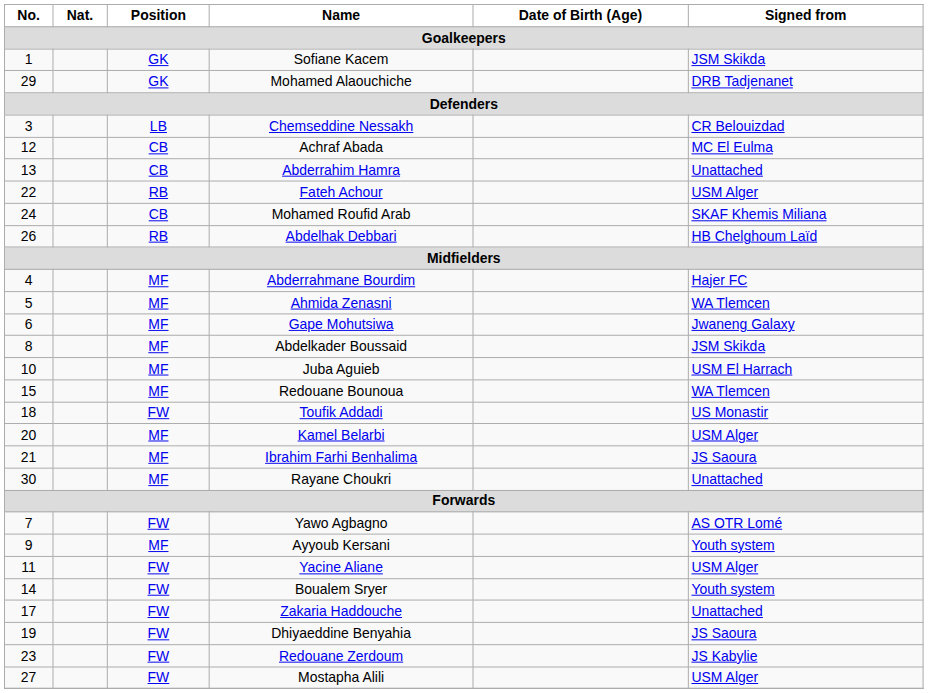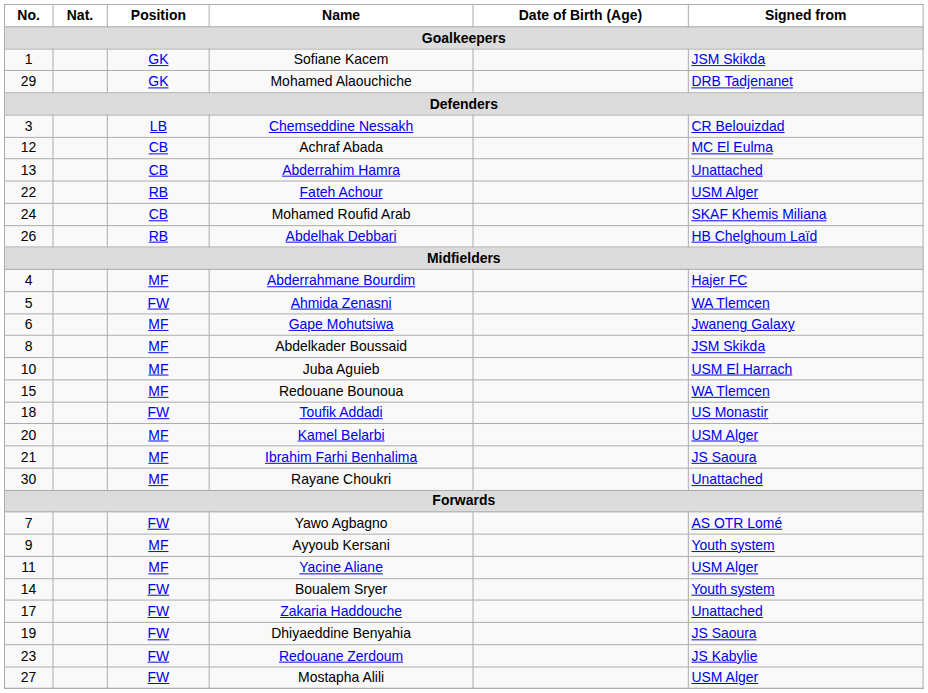(158, 303) MF -> (158, 303) FW
(158, 568) FW -> (158, 568) MF
